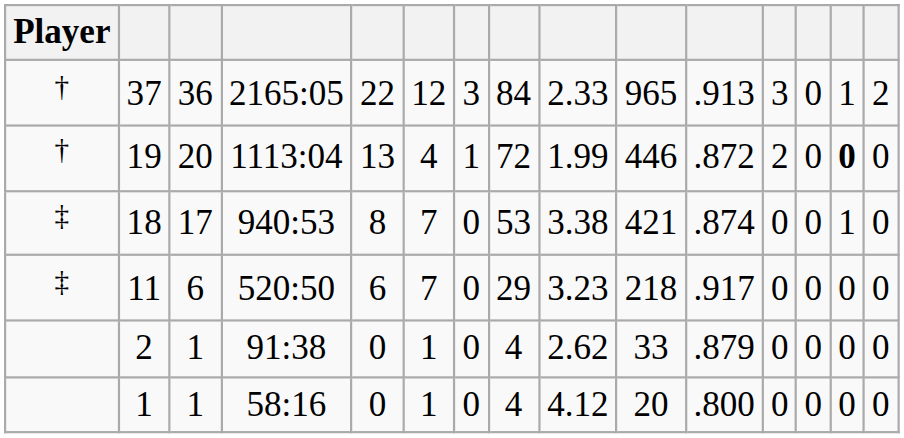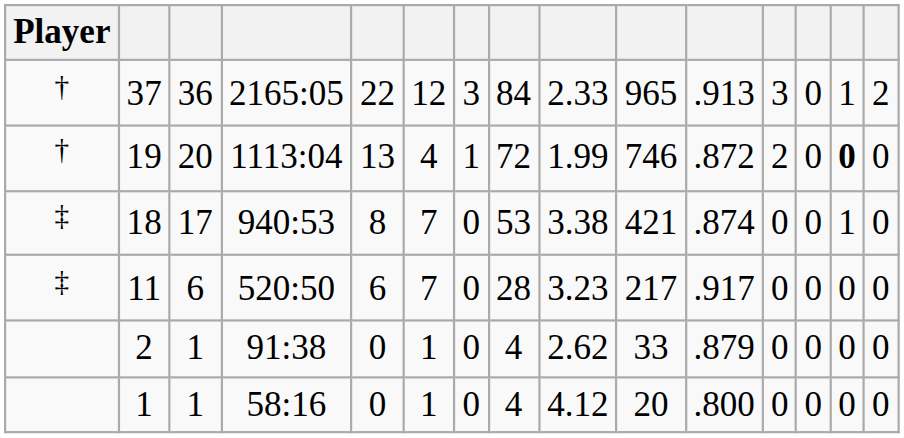(651, 157) 446 -> (651, 157) 746
(514, 287) 29 -> (514, 287) 28
(651, 287) 218 -> (651, 287) 217
